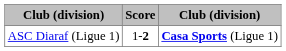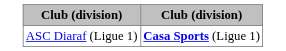- column: (140, 14)
